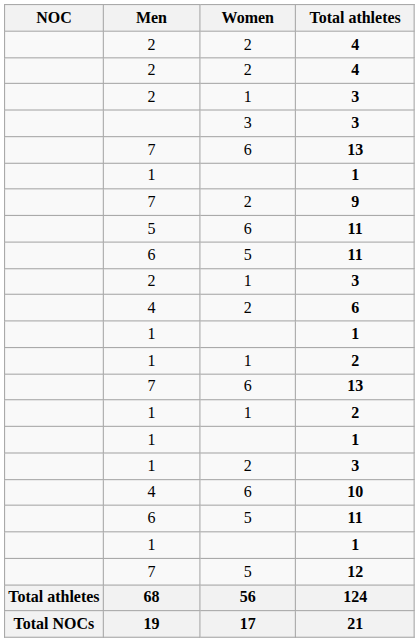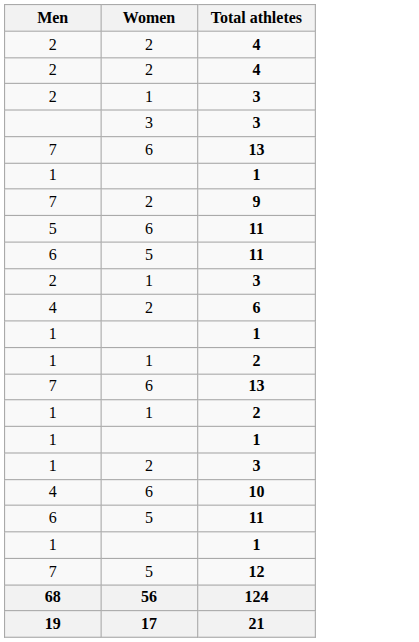- column: (54, 18)
